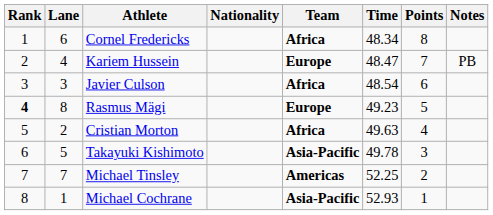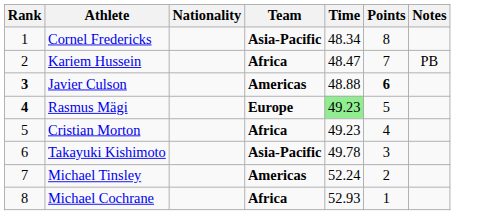- column: (64, 15)
(305, 38) Africa -> (285, 38) Asia-Pacific
(308, 61) Europe -> (267, 61) Africa
(25, 84) normal -> (25, 84) bold
(305, 84) Africa -> (277, 84) Americas
(382, 84) 48.54 -> (344, 84) 48.88
(424, 84) normal -> (386, 84) bold
(382, 107) no background -> (344, 107) lightgreen background
(382, 130) 49.63 -> (344, 130) 49.23
(382, 175) 52.25 -> (344, 175) 52.24
(323, 198) Asia-Pacific -> (267, 198) Africa
